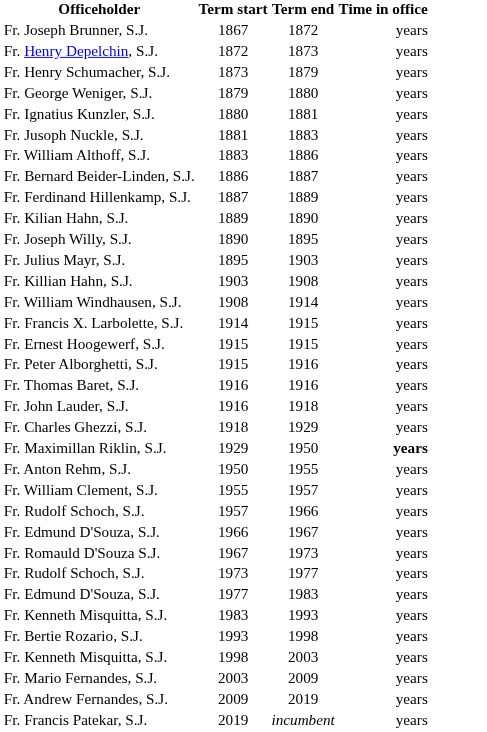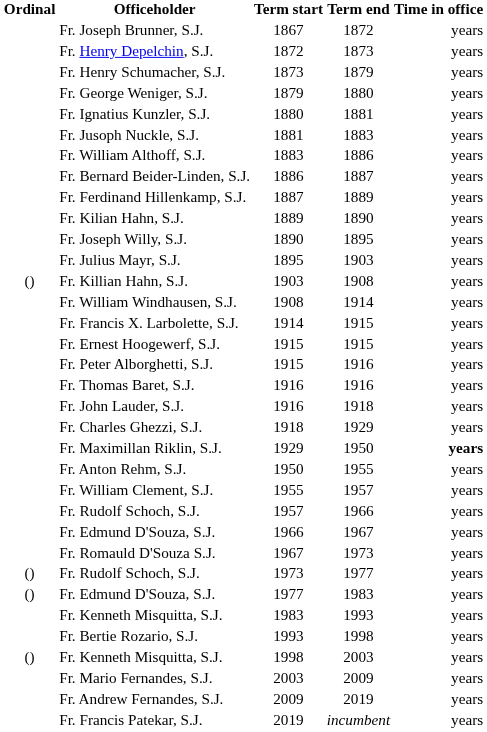+ column: (30, 9)
